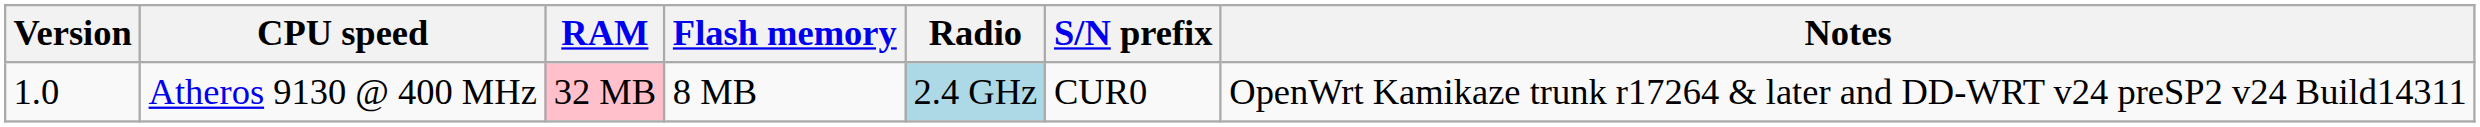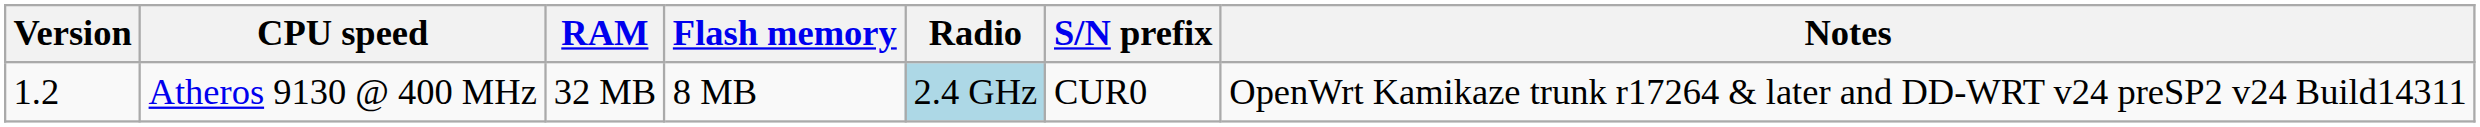(36, 91) 1.0 -> (36, 91) 1.2
(605, 91) pink background -> (605, 91) no background
